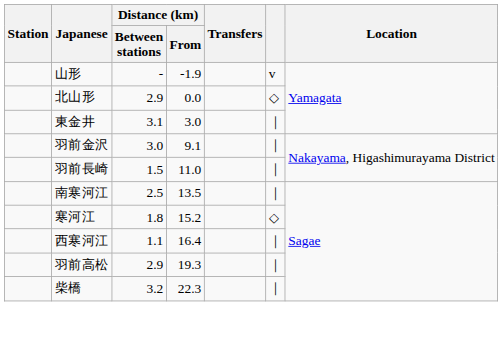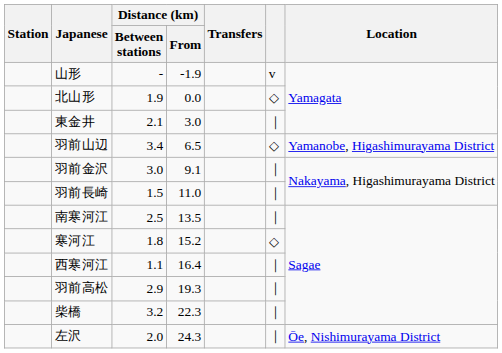(155, 98) 2.9 -> (155, 98) 1.9
(155, 121) 3.1 -> (155, 121) 2.1
+ row: (82, 145)
+ row: (68, 335)
